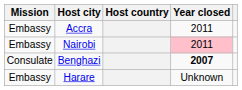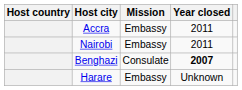columns swapped: (137, 12) <-> (30, 12)
(202, 45) pink background -> (202, 45) no background
